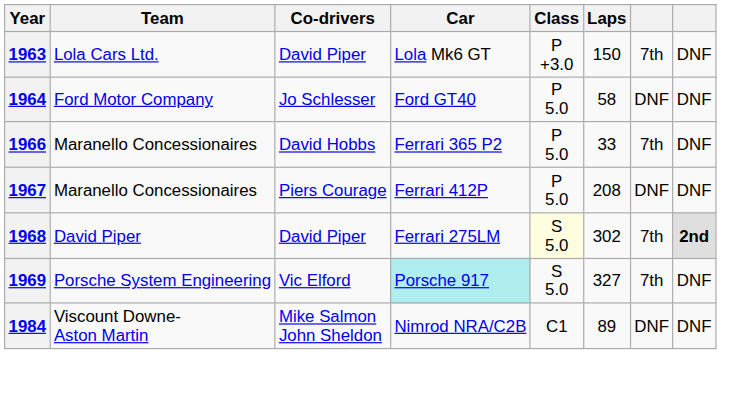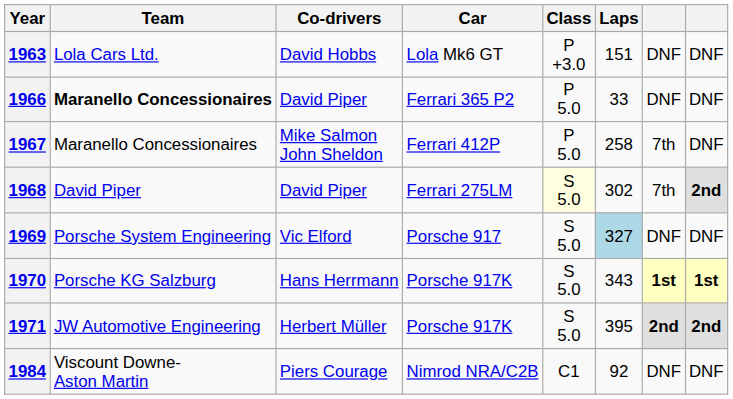(322, 54) David Piper -> (328, 54) David Hobbs
(607, 54) 150 -> (619, 54) 151
(652, 54) 7th -> (664, 54) DNF
- row: (27, 100)
(155, 145) normal -> (163, 100) bold
(327, 145) David Hobbs -> (323, 100) David Piper
(652, 145) 7th -> (664, 100) DNF
(333, 190) Piers Courage -> (331, 145) Mike Salmon John Sheldon
(607, 190) 208 -> (619, 145) 258
(652, 190) DNF -> (664, 145) 7th
(442, 281) paleturquoise background -> (454, 236) no background
(607, 281) no background -> (619, 236) lightblue background
(652, 281) 7th -> (664, 236) DNF
+ row: (27, 281)
+ row: (27, 326)
(330, 326) Mike Salmon John Sheldon -> (334, 372) Piers Courage
(607, 326) 89 -> (619, 372) 92
